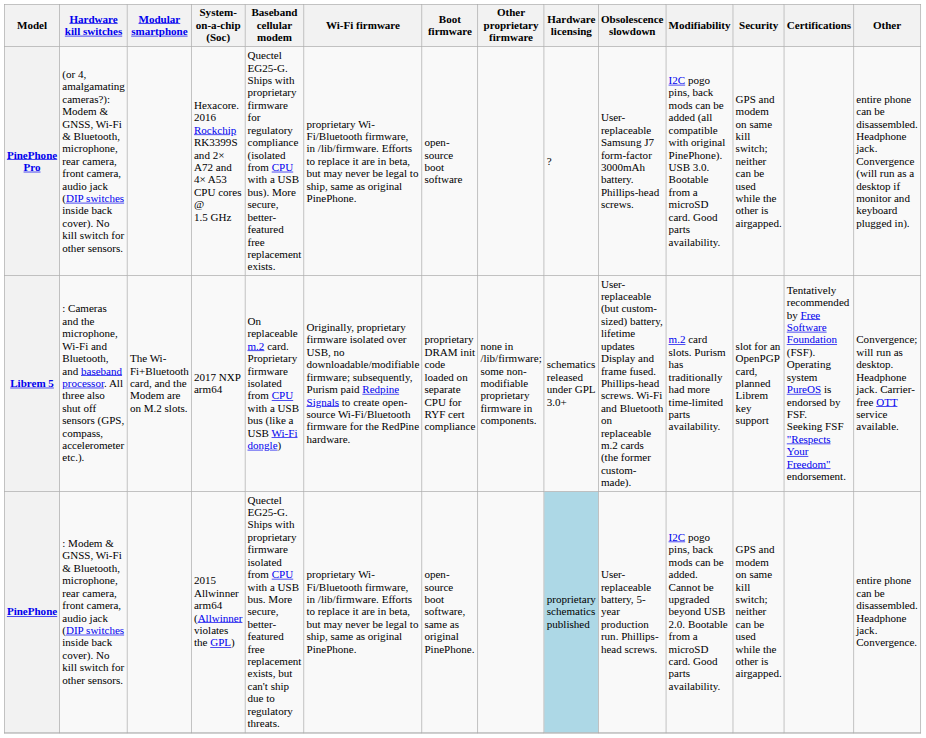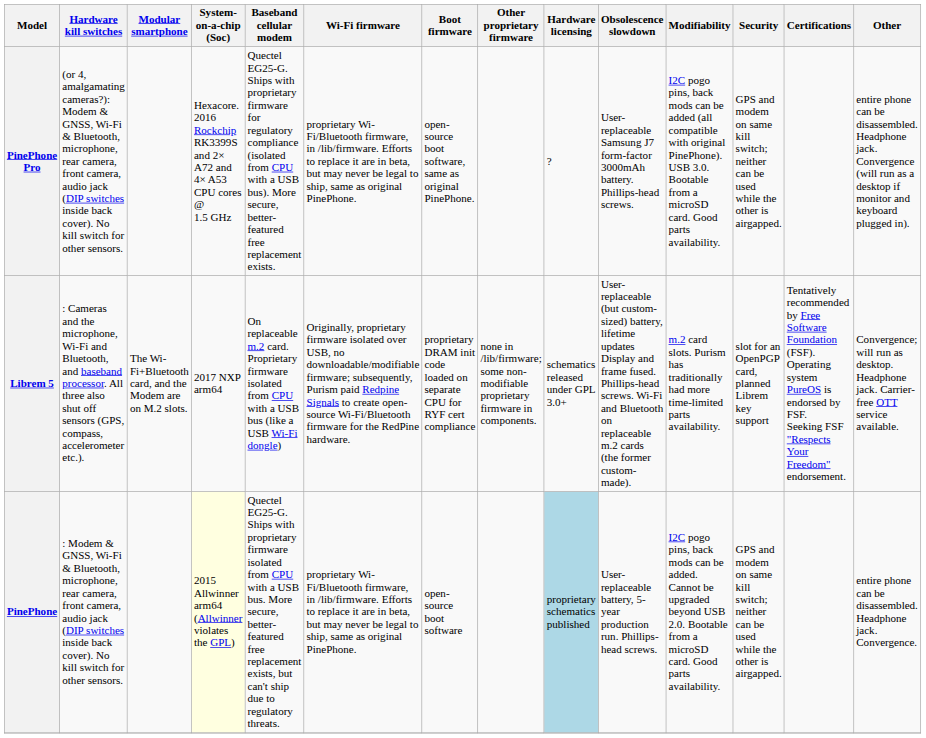(443, 161) open-source boot software -> (449, 161) open-source boot software, same as original PinePhone.
(218, 612) no background -> (218, 612) lightyellow background
(449, 612) open-source boot software, same as original PinePhone. -> (443, 612) open-source boot software
